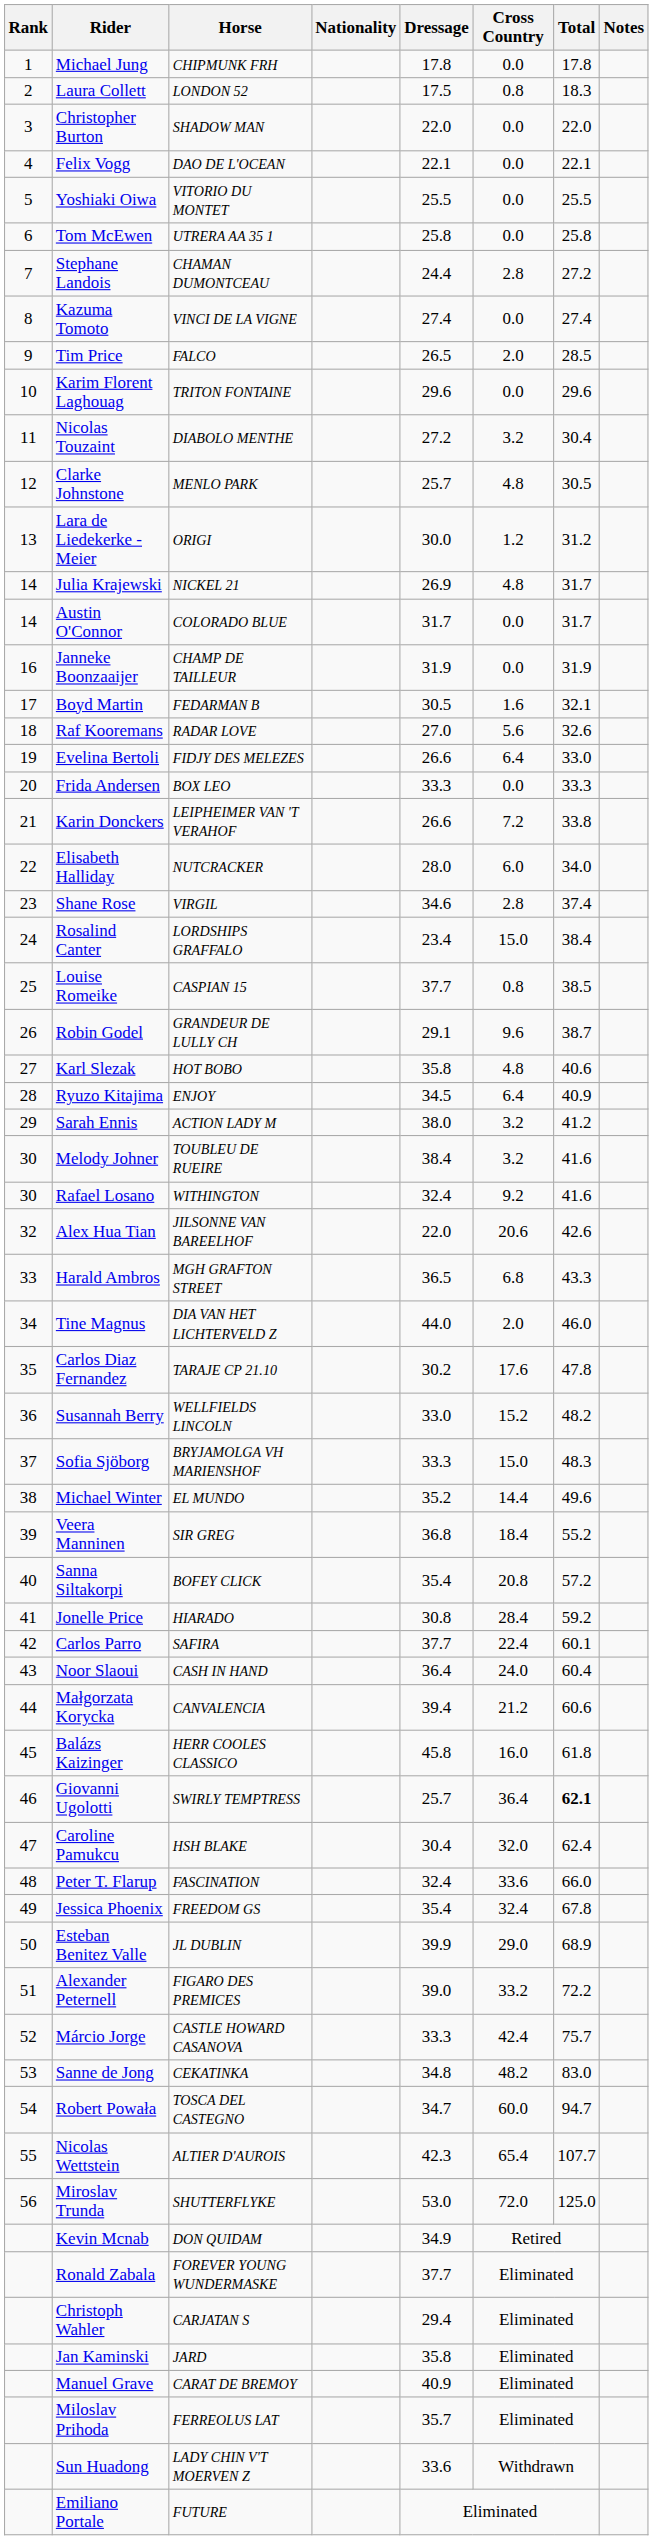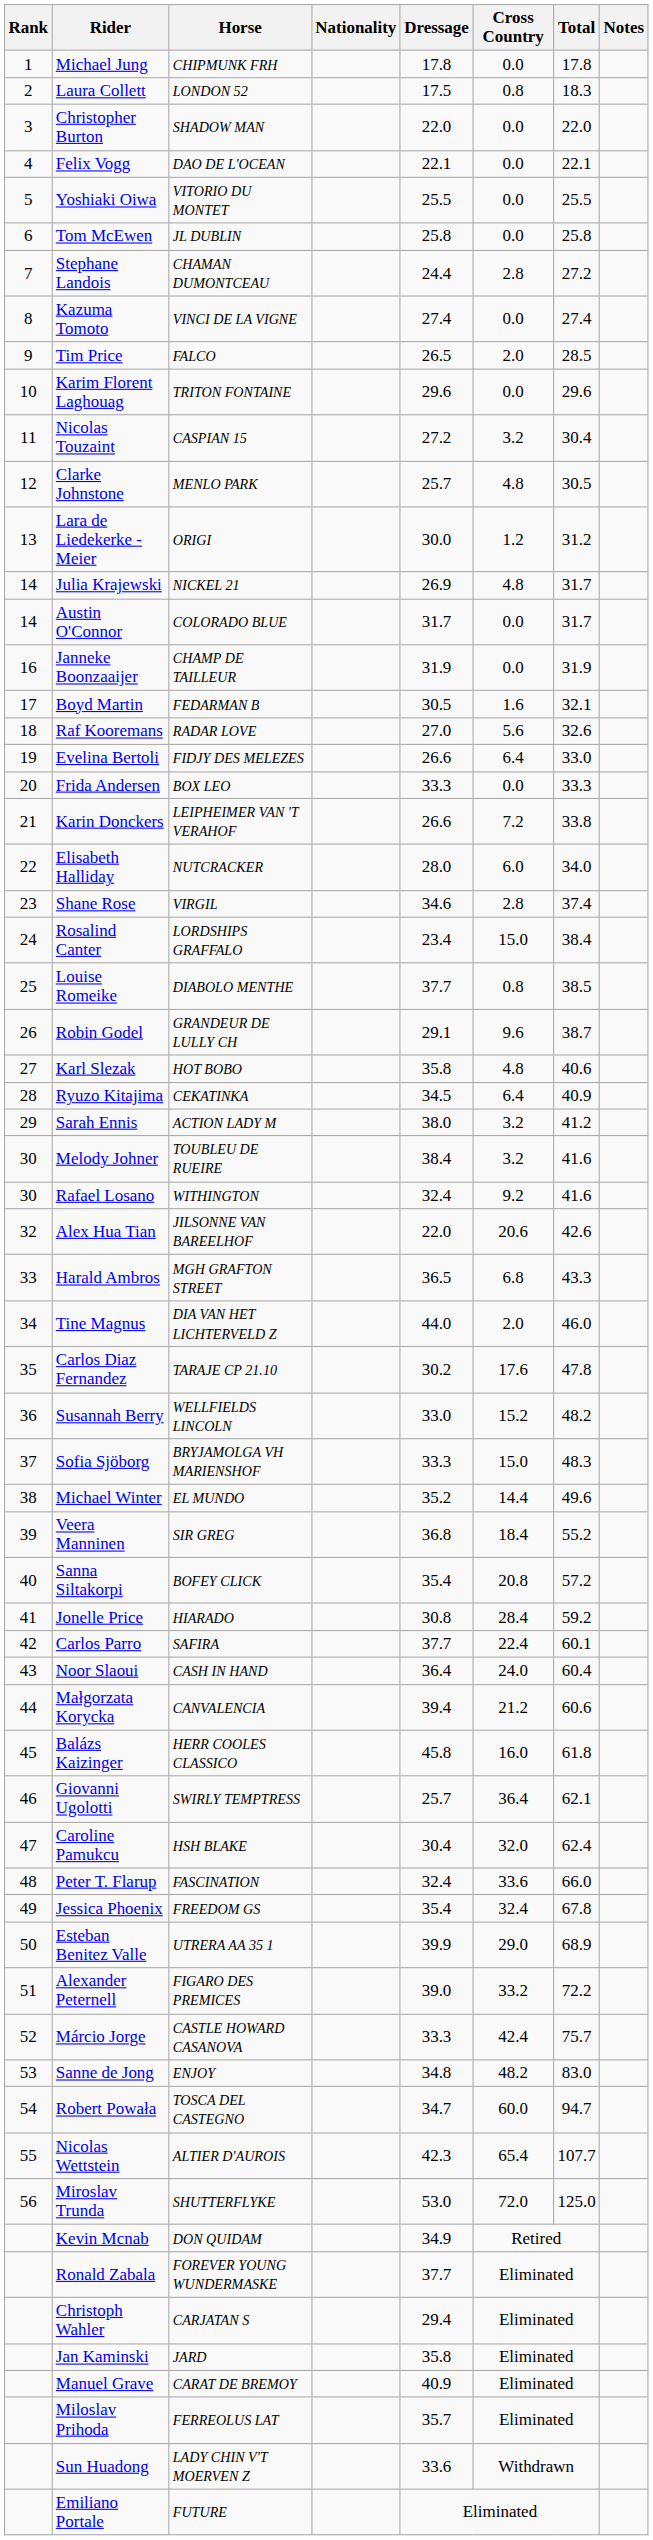(223, 236) UTRERA AA 35 1 -> (207, 236) JL DUBLIN
(233, 437) DIABOLO MENTHE -> (210, 437) CASPIAN 15
(210, 986) CASPIAN 15 -> (233, 986) DIABOLO MENTHE
(194, 1095) ENJOY -> (211, 1095) CEKATINKA
(577, 1799) bold -> (577, 1799) normal
(207, 1944) JL DUBLIN -> (223, 1944) UTRERA AA 35 1
(211, 2073) CEKATINKA -> (194, 2073) ENJOY
